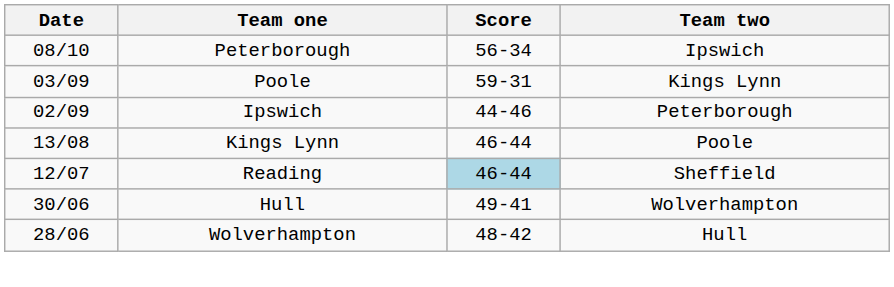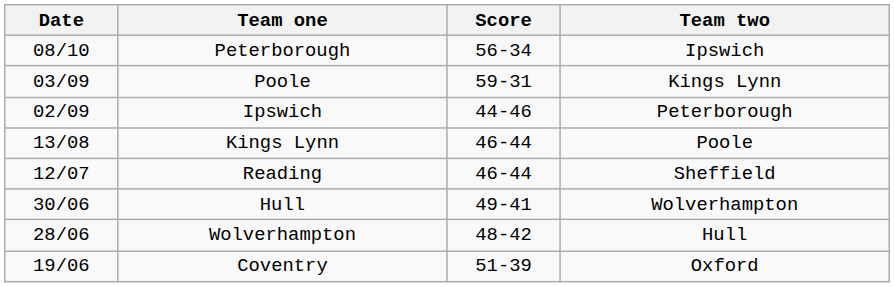(504, 174) lightblue background -> (504, 174) no background
+ row: (282, 266)
